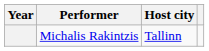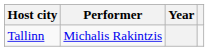columns swapped: (21, 14) <-> (169, 14)
